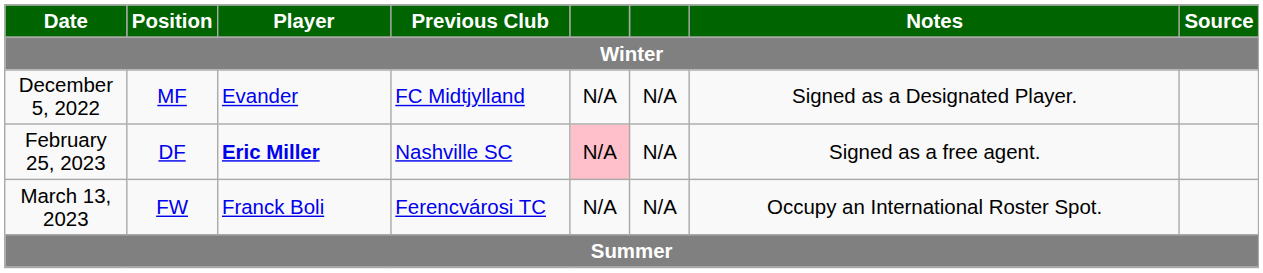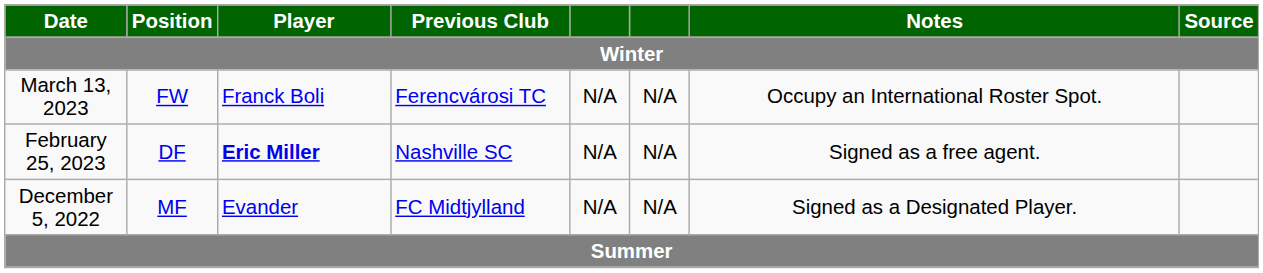rows swapped: (66, 97) <-> (66, 207)
(600, 152) pink background -> (600, 152) no background
